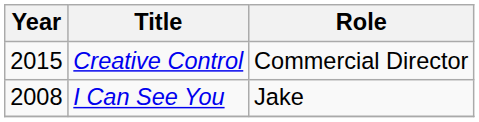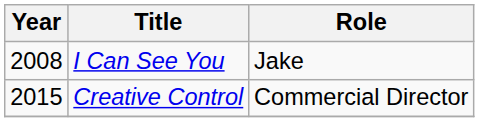rows swapped: (149, 97) <-> (158, 60)
